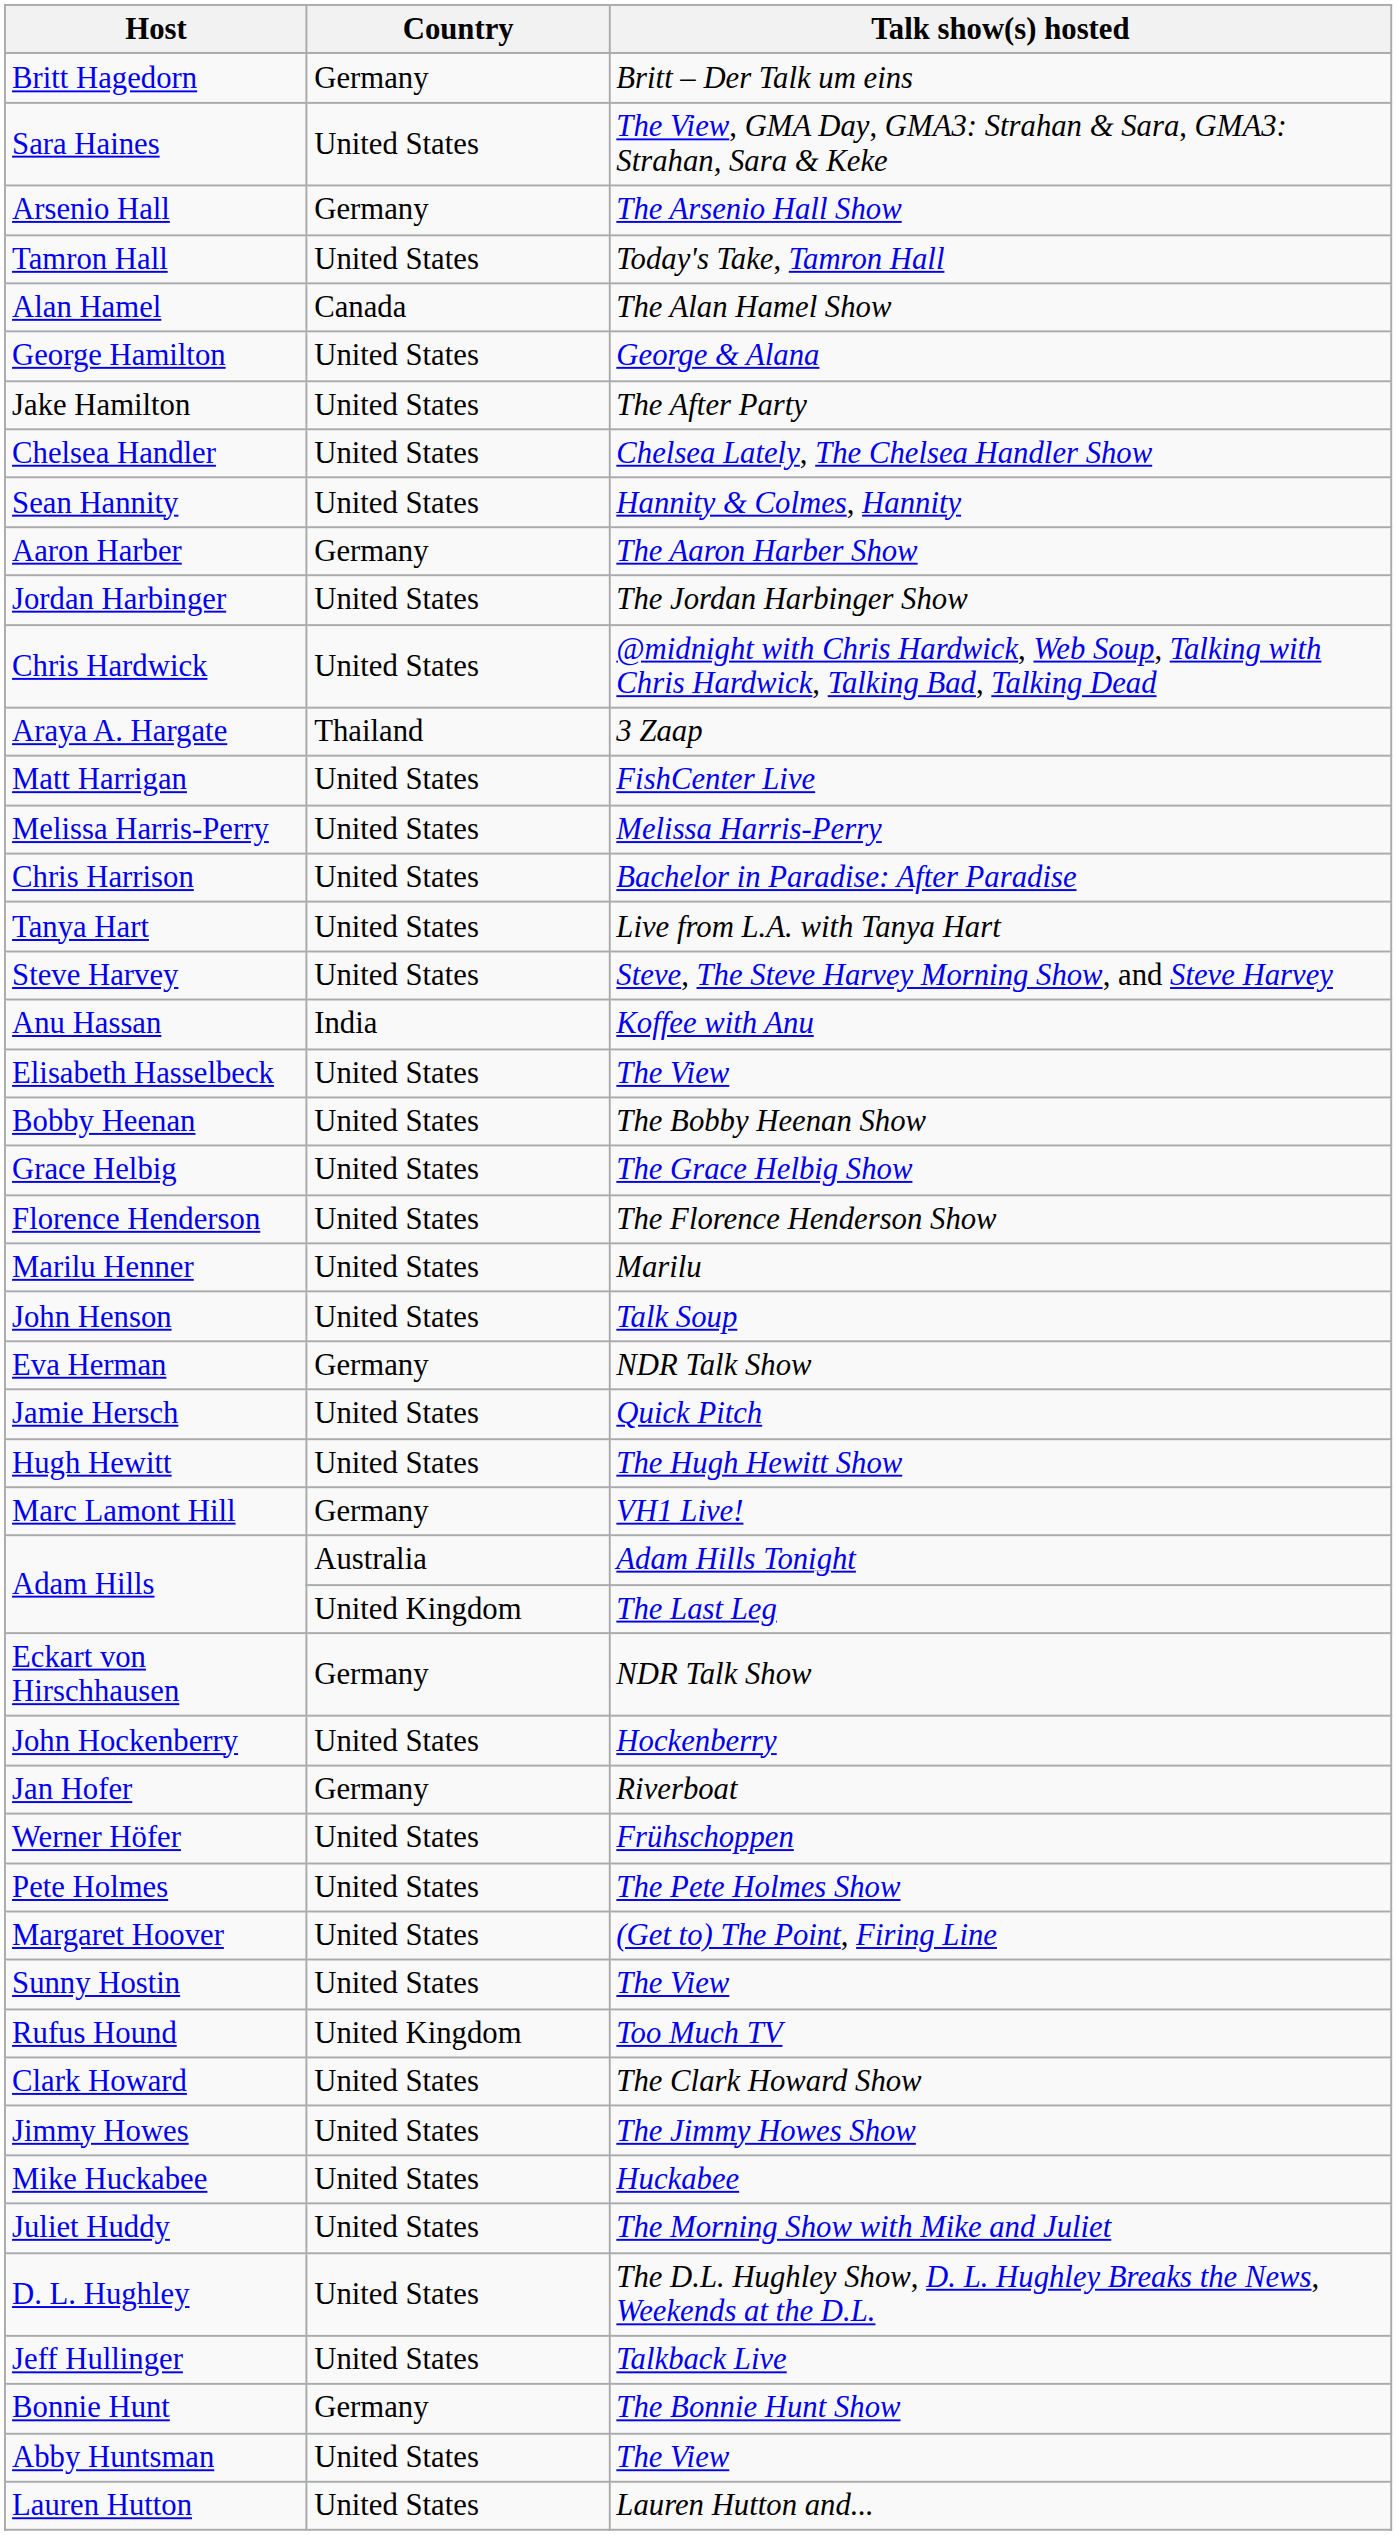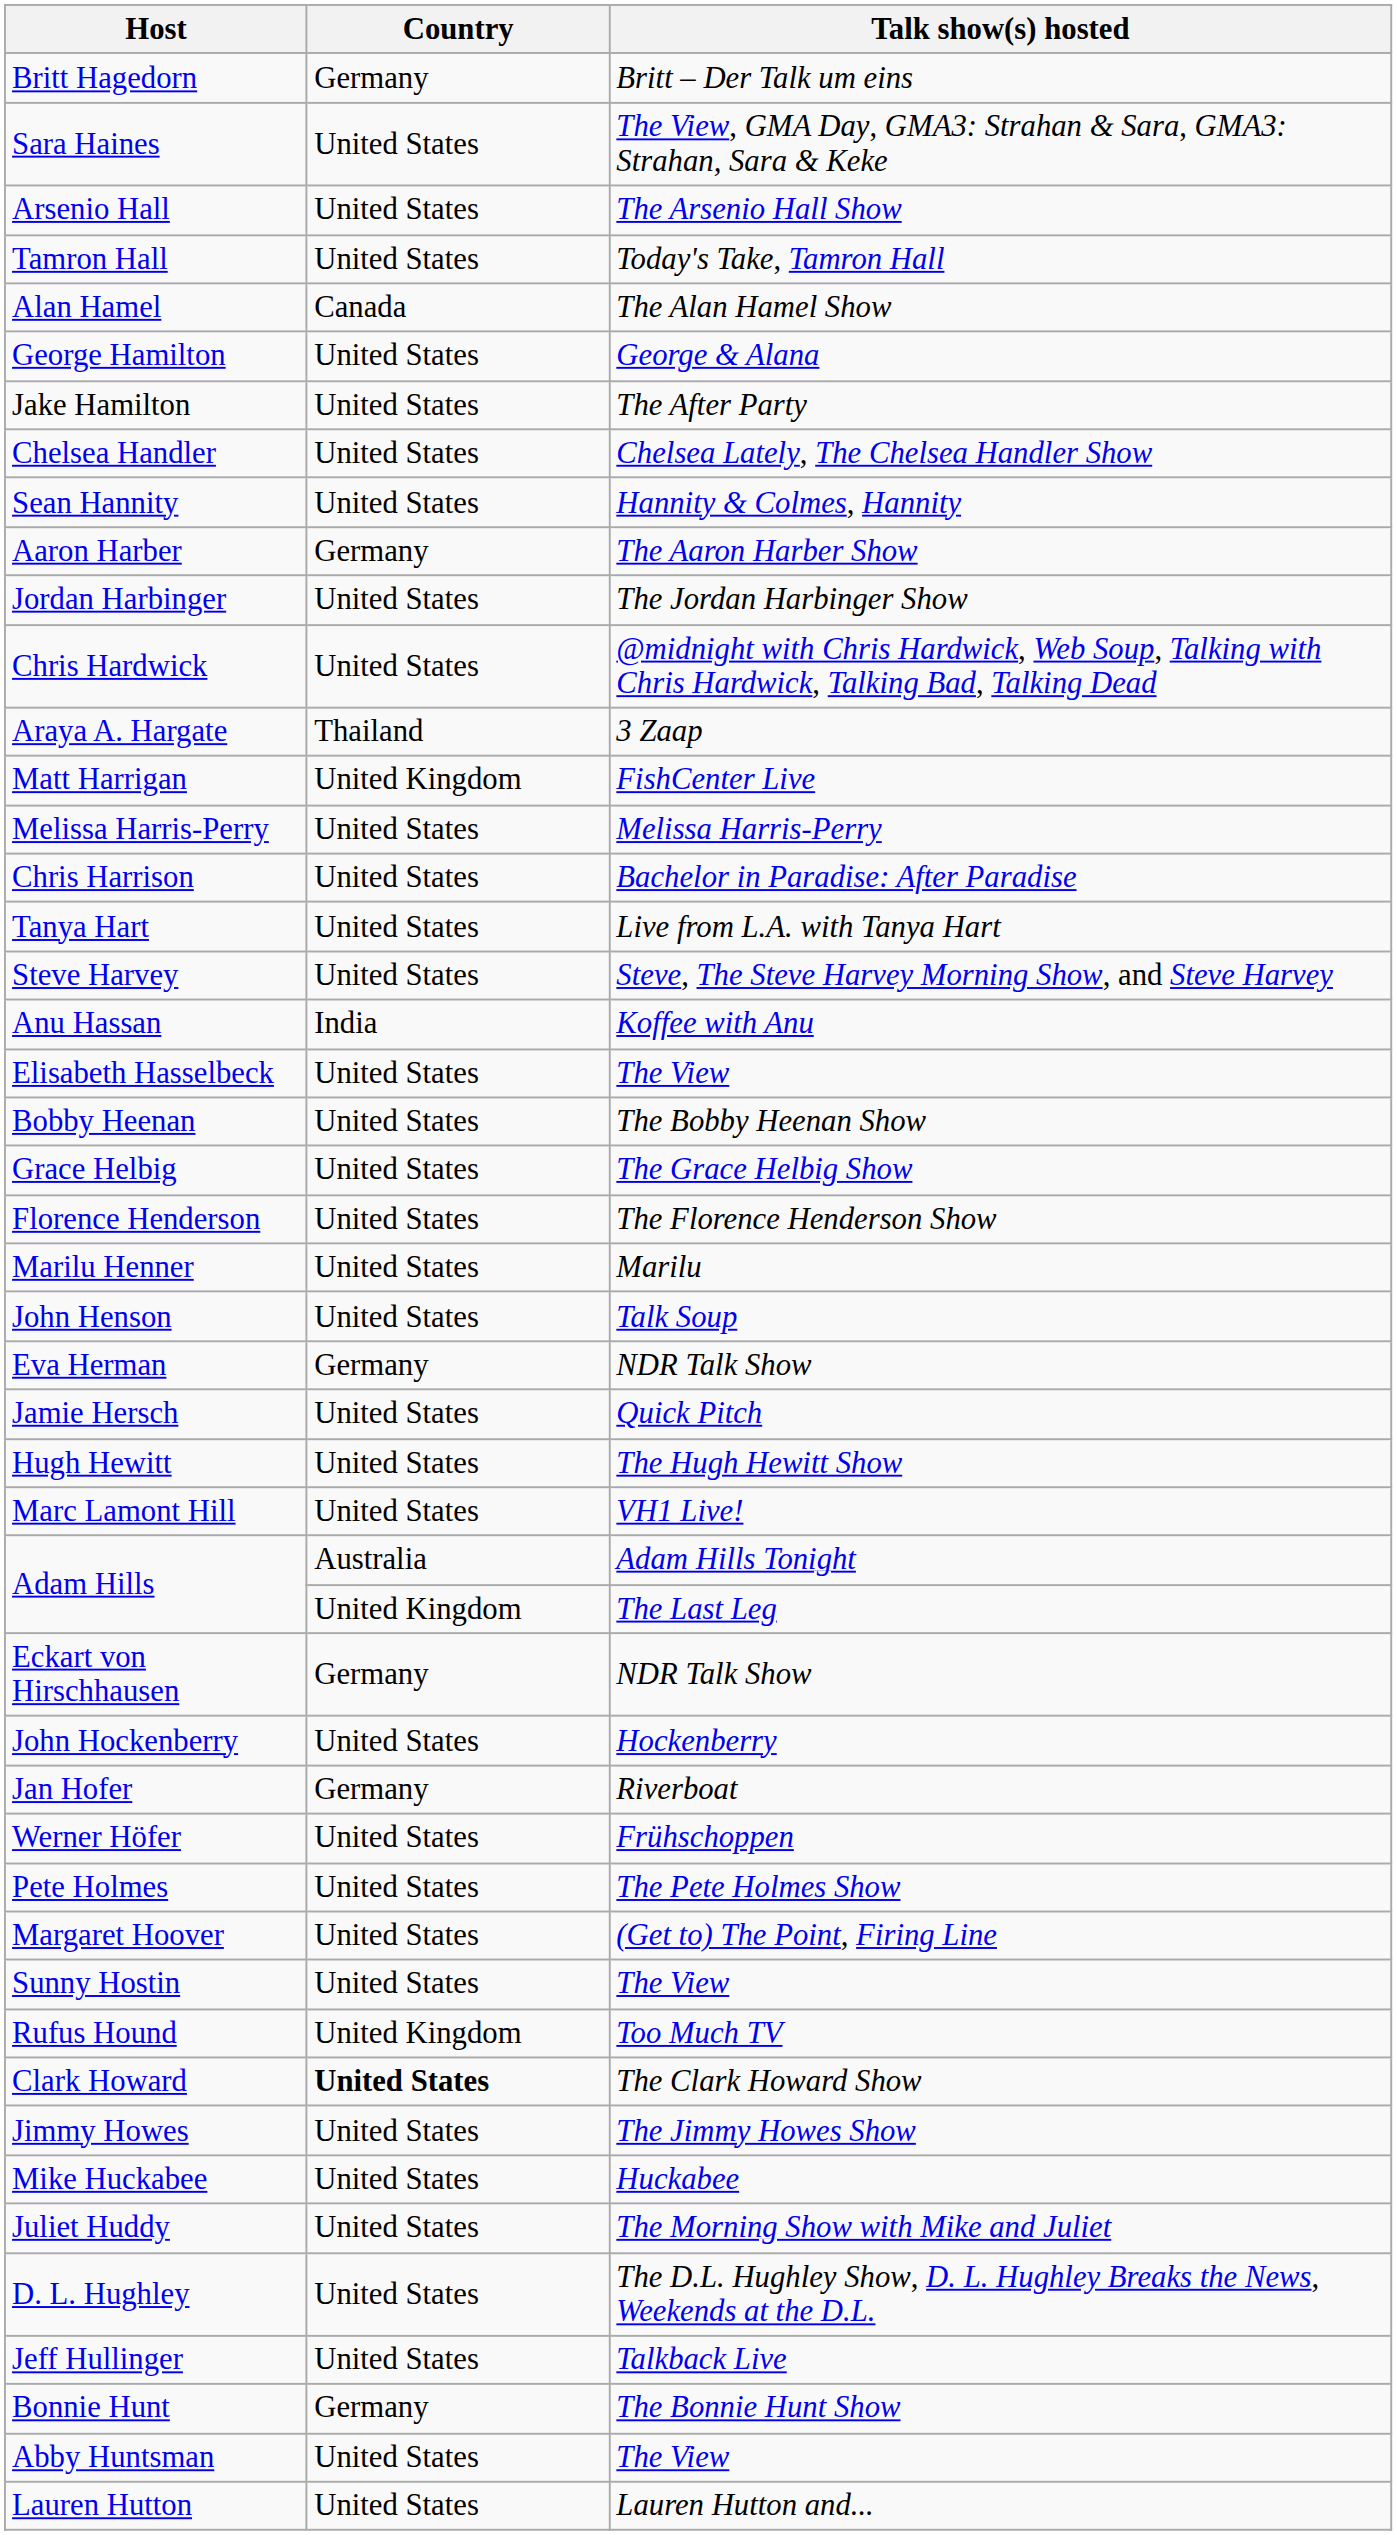(371, 209) Germany -> (397, 209) United States
(397, 780) United States -> (418, 780) United Kingdom
(371, 1510) Germany -> (397, 1510) United States
(397, 2081) normal -> (402, 2081) bold
